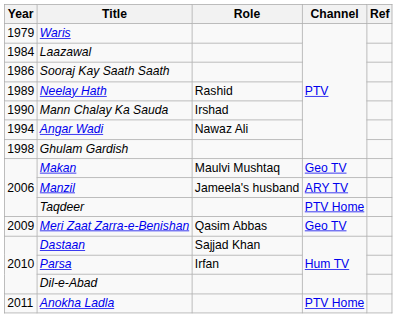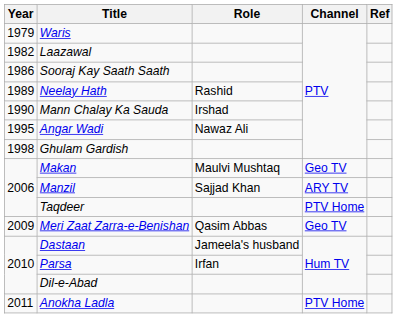(21, 52) 1984 -> (21, 52) 1982
(21, 129) 1994 -> (21, 129) 1995
(247, 187) Jameela's husband -> (228, 187) Sajjad Khan
(228, 245) Sajjad Khan -> (247, 245) Jameela's husband
